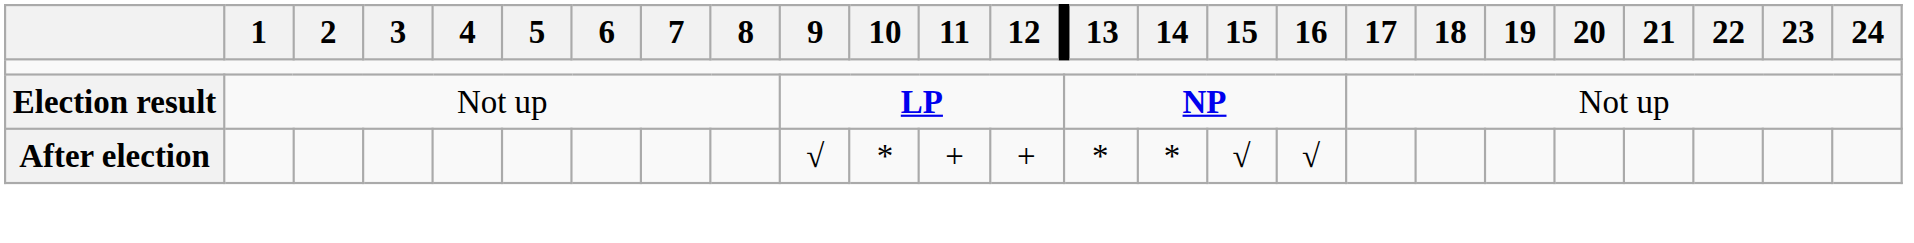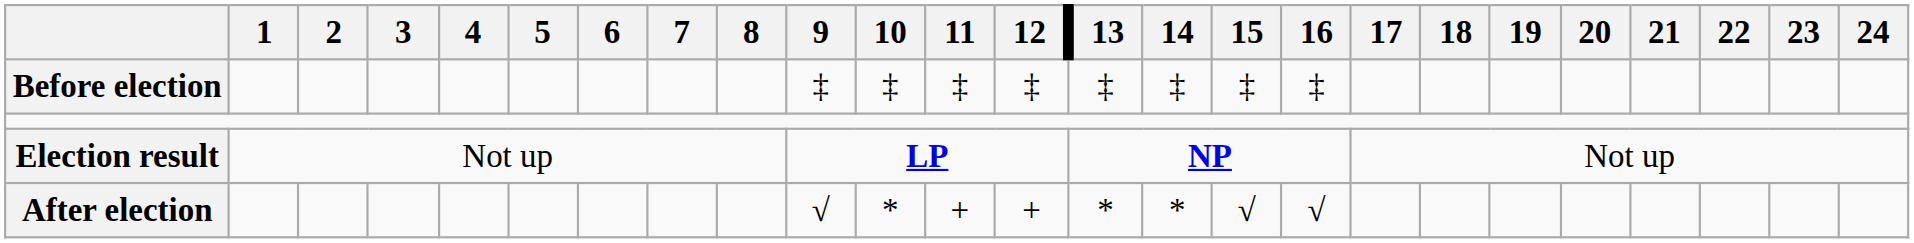+ row: (117, 86)
